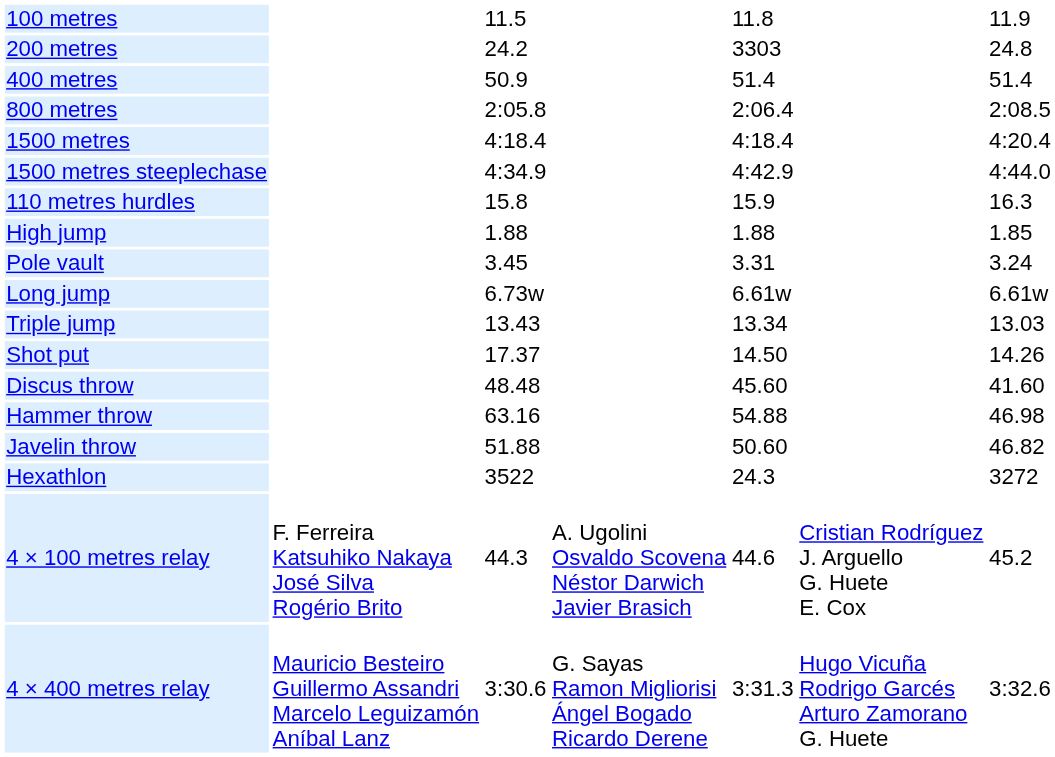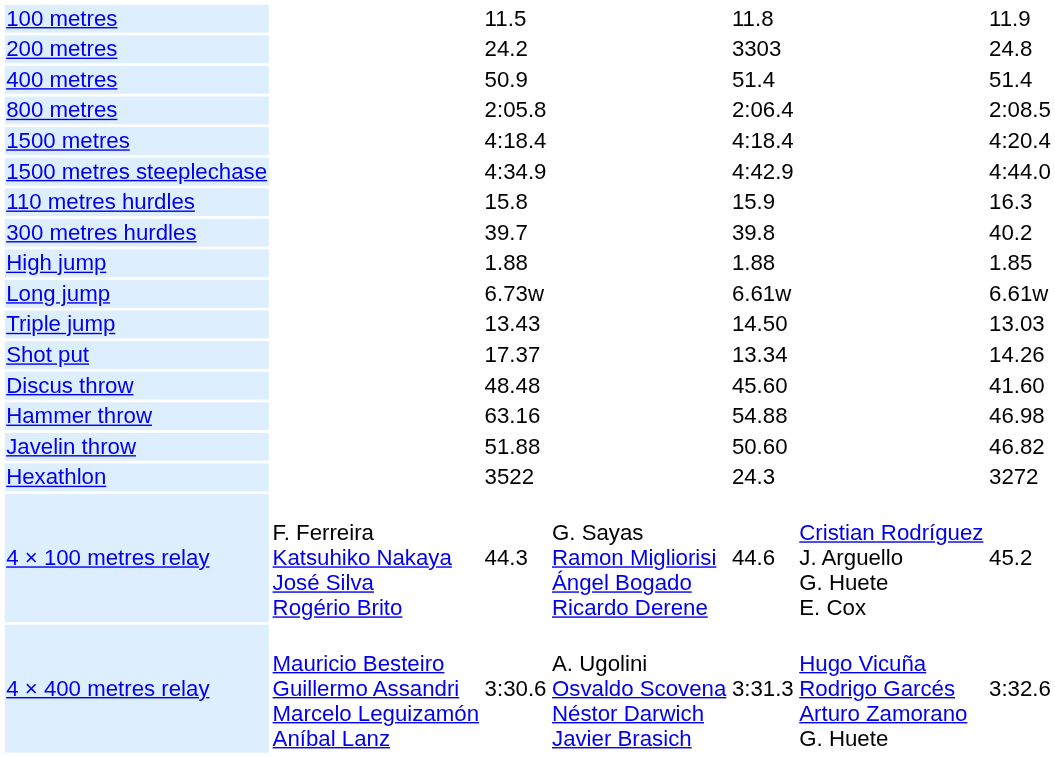+ row: (101, 232)
- row: (55, 263)
(760, 324) 13.34 -> (760, 324) 14.50
(760, 354) 14.50 -> (760, 354) 13.34
(639, 570) A. Ugolini Osvaldo Scovena Néstor Darwich Javier Brasich -> (634, 570) G. Sayas Ramon Migliorisi Ángel Bogado Ricardo Derene
(634, 700) G. Sayas Ramon Migliorisi Ángel Bogado Ricardo Derene -> (639, 700) A. Ugolini Osvaldo Scovena Néstor Darwich Javier Brasich
